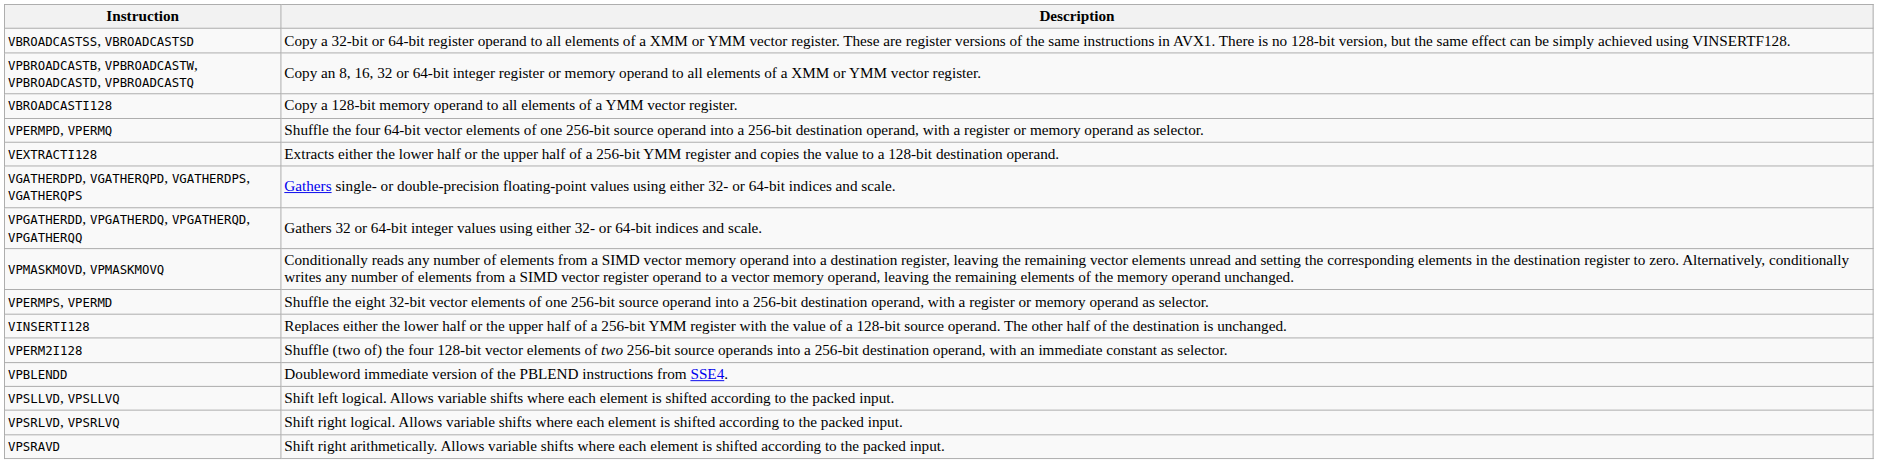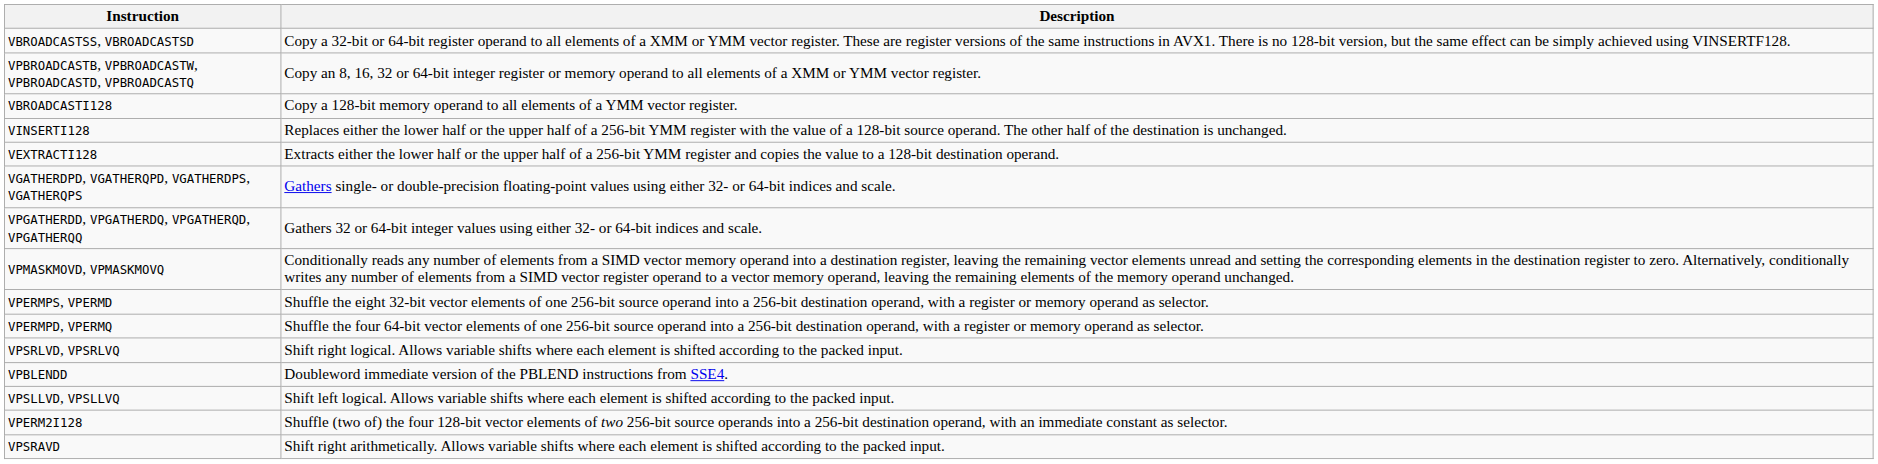rows swapped: (49, 326) <-> (60, 130)
rows swapped: (45, 351) <-> (64, 422)
